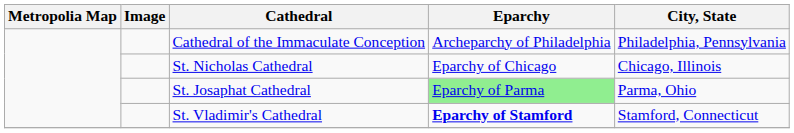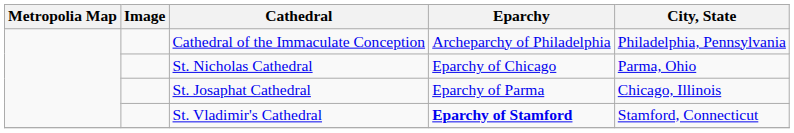(670, 66) Chicago, Illinois -> (657, 66) Parma, Ohio
(488, 90) lightgreen background -> (488, 90) no background
(657, 90) Parma, Ohio -> (670, 90) Chicago, Illinois
